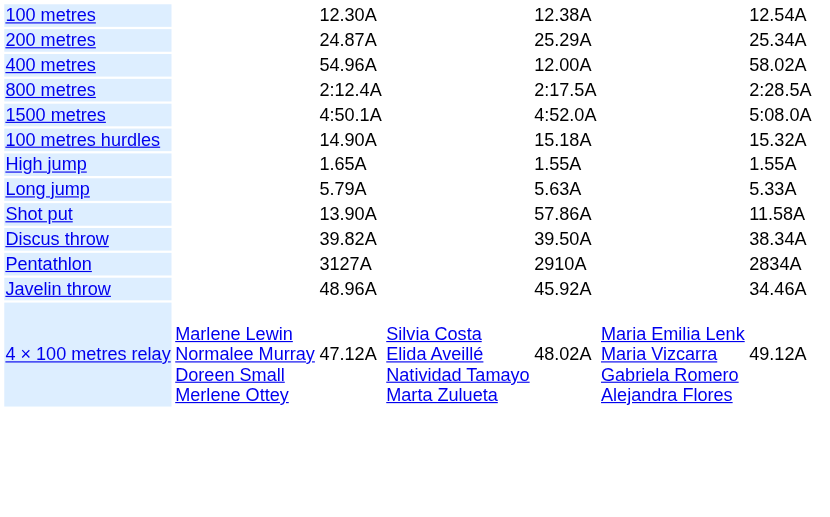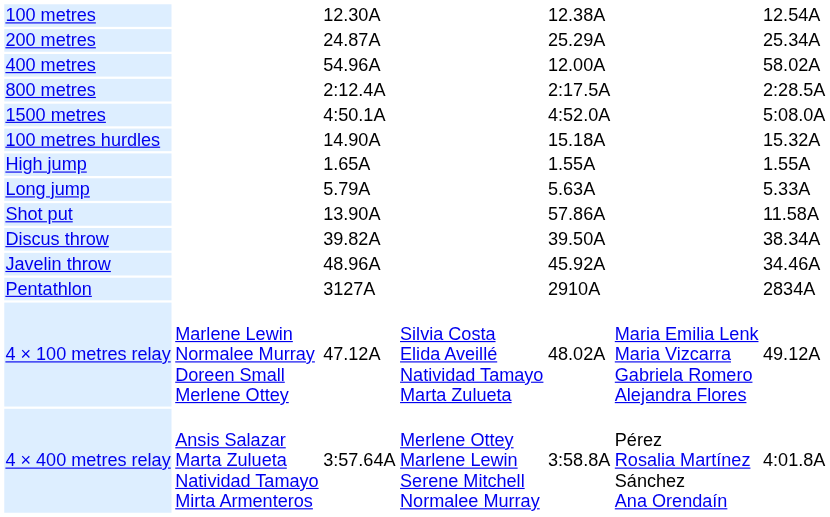rows swapped: (58, 288) <-> (49, 264)
+ row: (88, 460)
